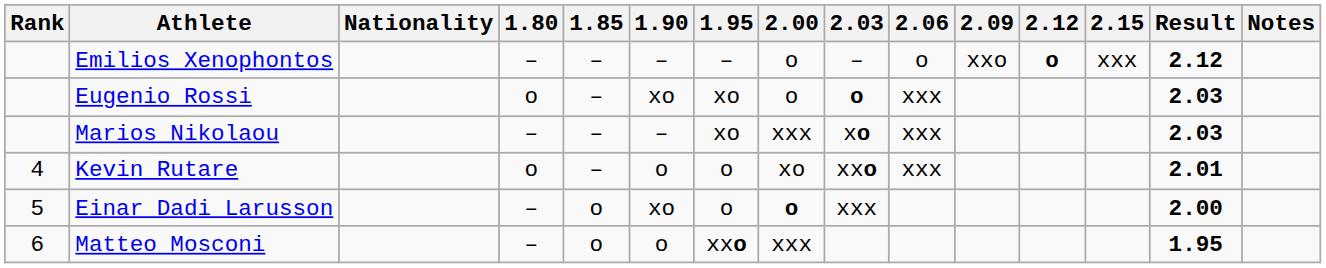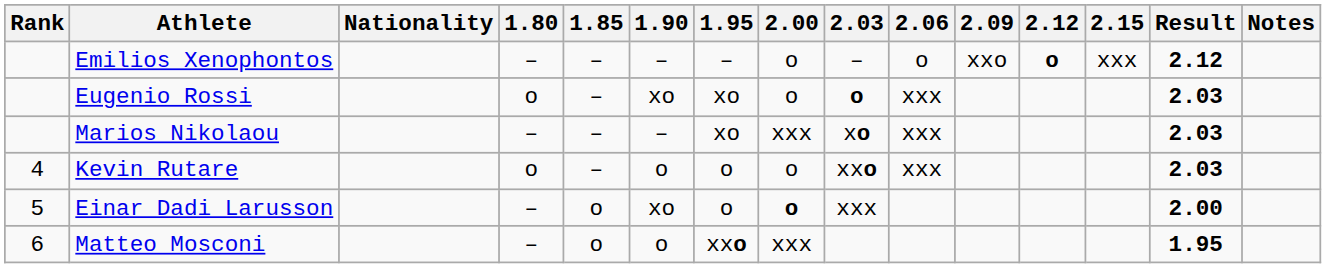(792, 171) xo -> (792, 171) o
(1196, 171) 2.01 -> (1196, 171) 2.03
